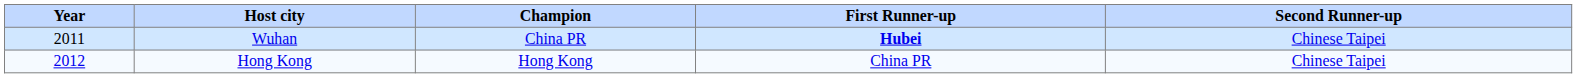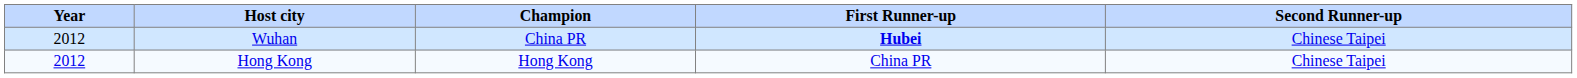(69, 38) 2011 -> (69, 38) 2012
